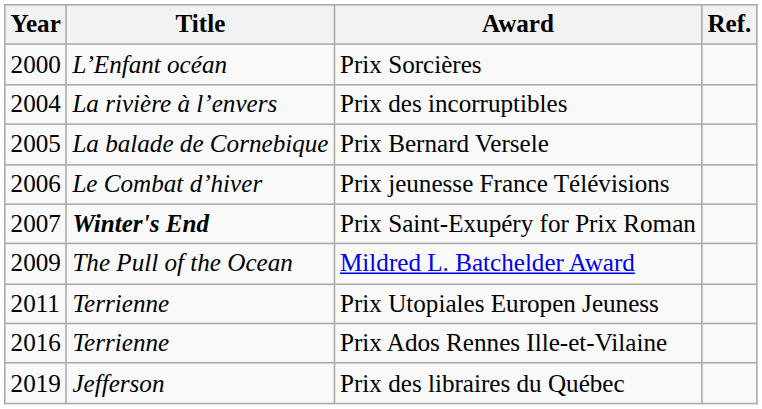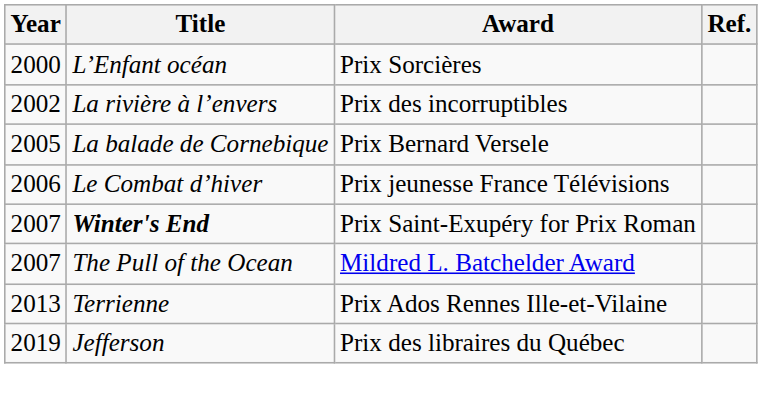(36, 104) 2004 -> (36, 104) 2002
(36, 263) 2009 -> (36, 263) 2007
- row: (499, 303)
(36, 343) 2016 -> (36, 303) 2013
